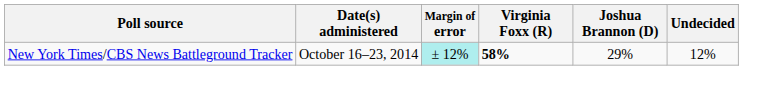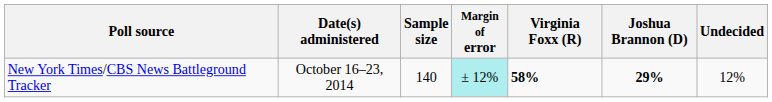+ column: (426, 31)
(620, 53) normal -> (649, 77) bold
